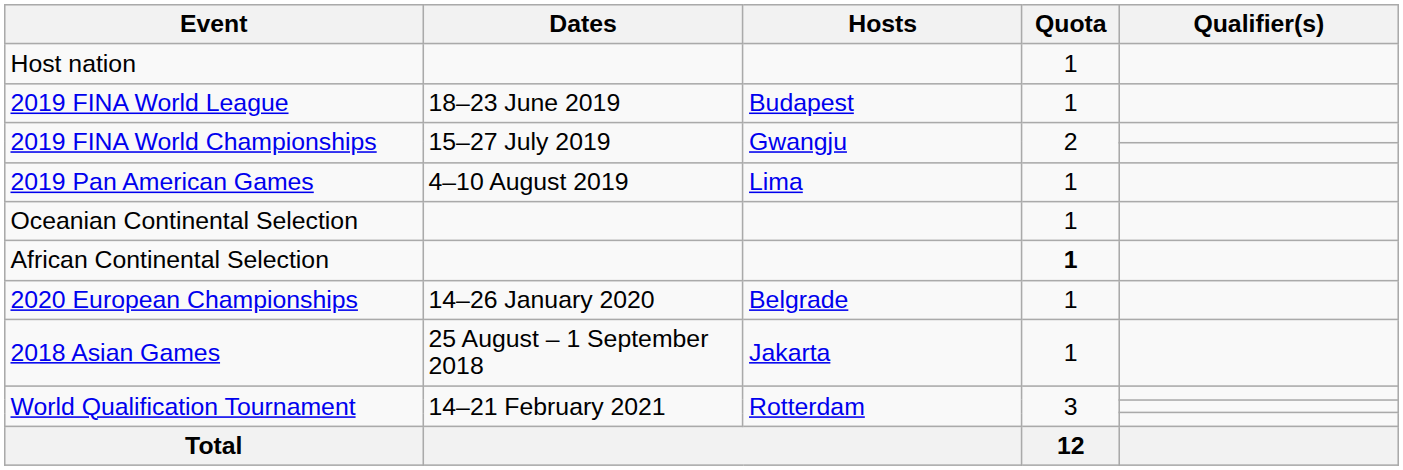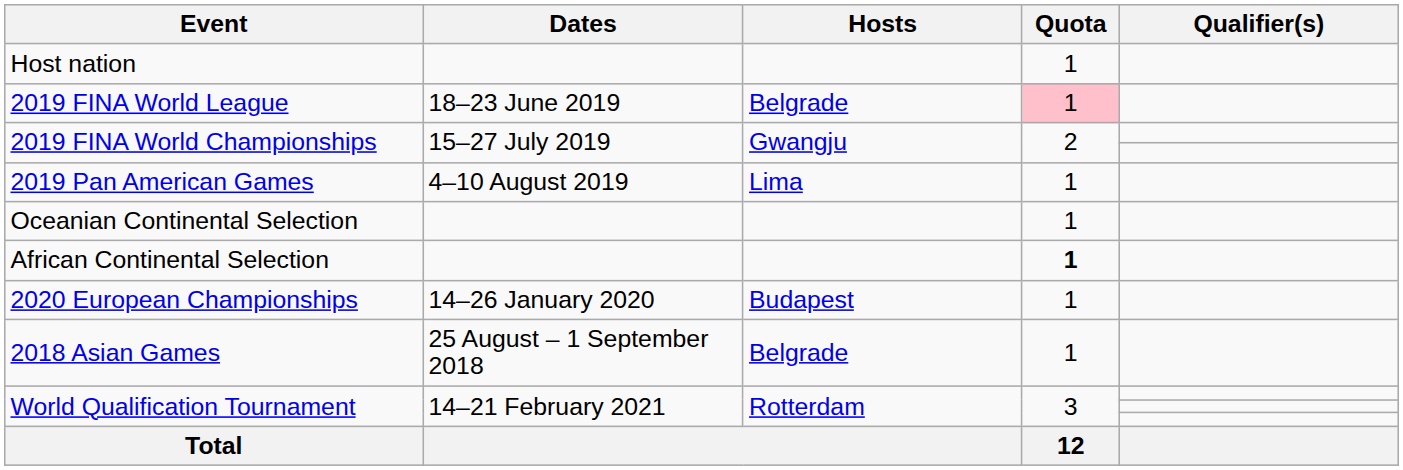(801, 102) Budapest -> (799, 102) Belgrade
(1071, 102) no background -> (1071, 102) pink background
(799, 299) Belgrade -> (801, 299) Budapest
(790, 352) Jakarta -> (799, 352) Belgrade
